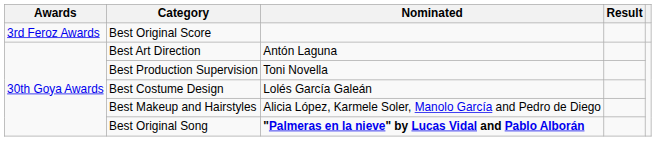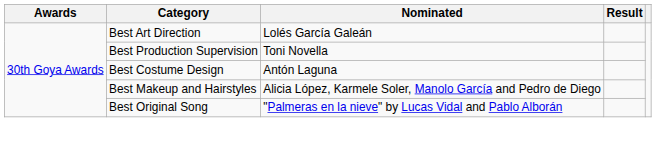- row: (160, 32)
(300, 51) Antón Laguna -> (318, 32) Lolés García Galeán
(318, 88) Lolés García Galeán -> (300, 70) Antón Laguna
(424, 126) bold -> (413, 107) normal
